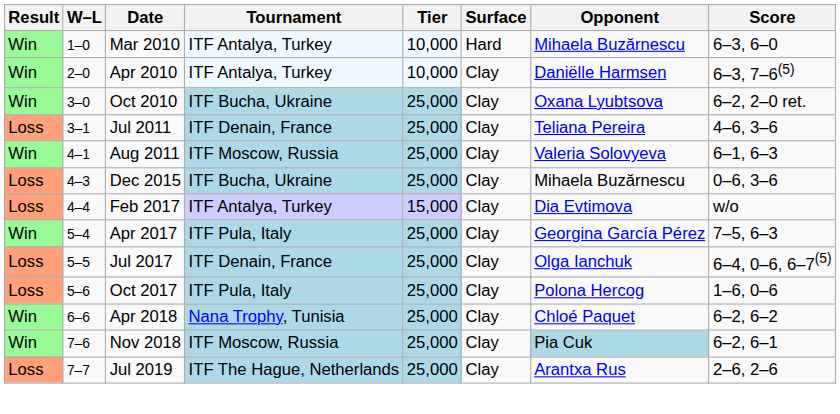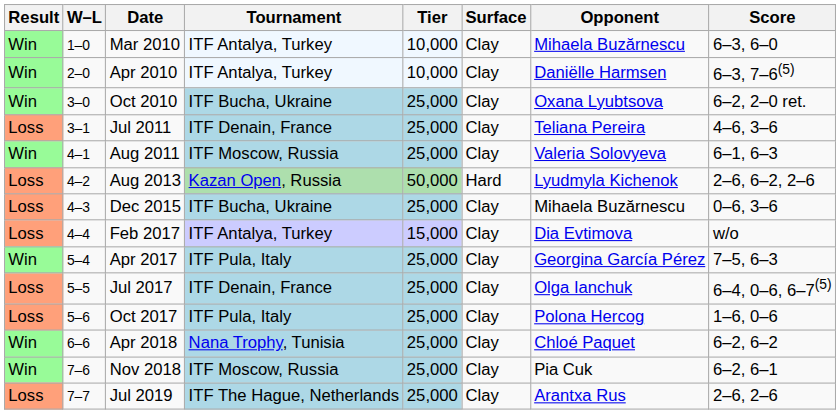(483, 44) Hard -> (482, 44) Clay
+ row: (145, 180)
(563, 343) lightblue background -> (563, 369) no background
